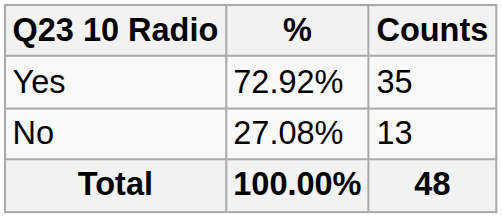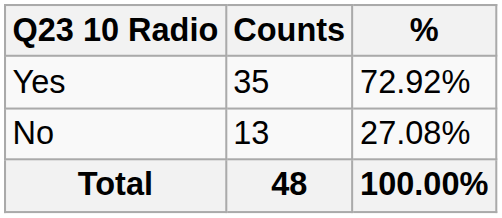columns swapped: (432, 30) <-> (297, 30)
